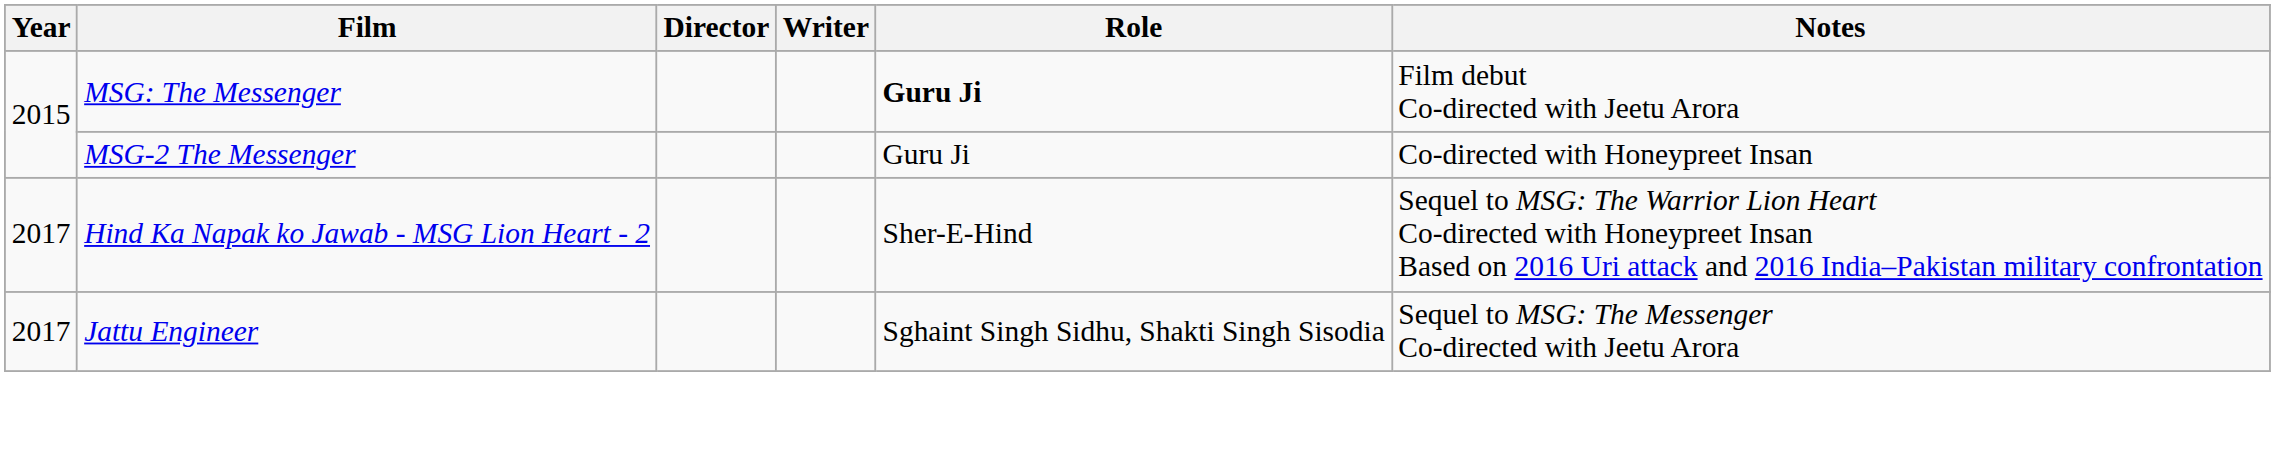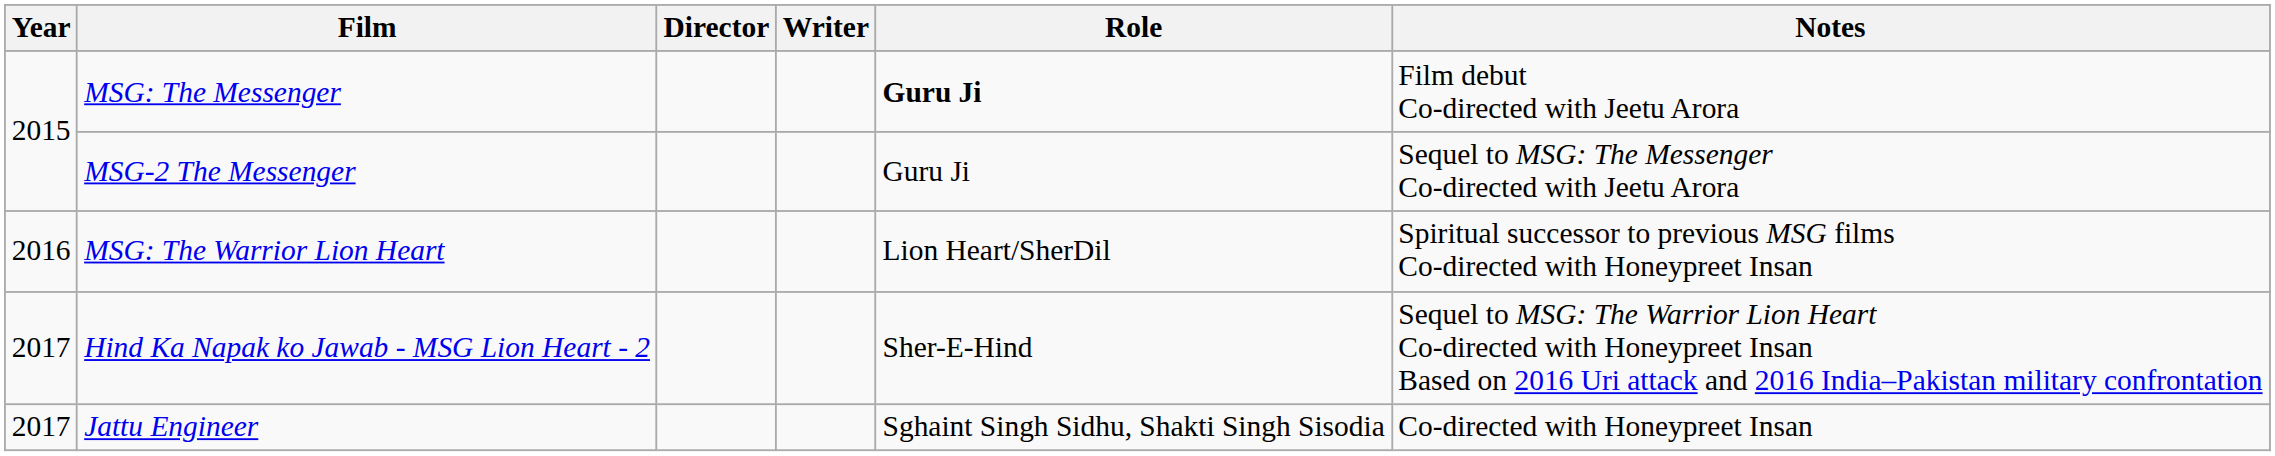(1606, 154) Co-directed with Honeypreet Insan -> (1586, 170) Sequel to MSG: The Messenger Co-directed with Jeetu Arora
+ row: (264, 250)
(1586, 330) Sequel to MSG: The Messenger Co-directed with Jeetu Arora -> (1606, 426) Co-directed with Honeypreet Insan
